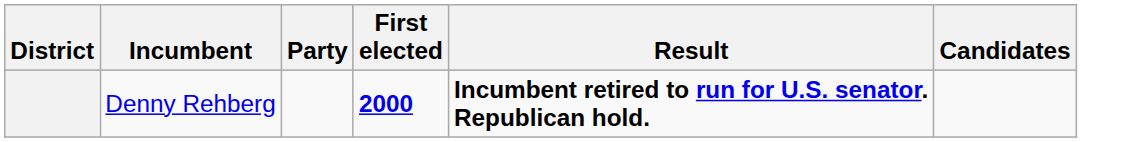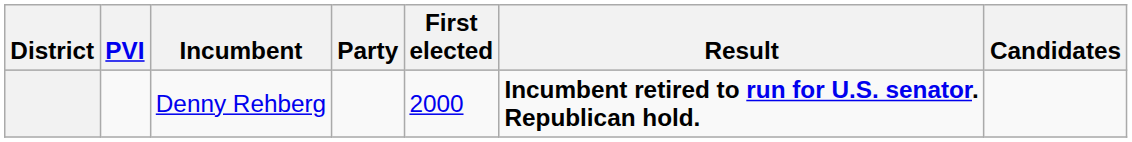+ column: (125, 51)
(386, 103) bold -> (436, 103) normal
